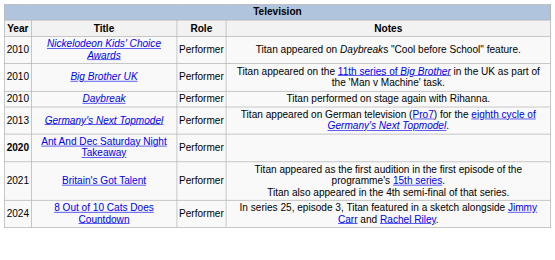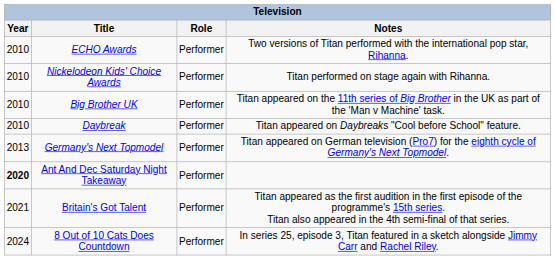+ row: (104, 50)
(388, 50) Titan appeared on Daybreaks "Cool before School" feature. -> (388, 77) Titan performed on stage again with Rihanna.
(388, 99) Titan performed on stage again with Rihanna. -> (388, 126) Titan appeared on Daybreaks "Cool before School" feature.
